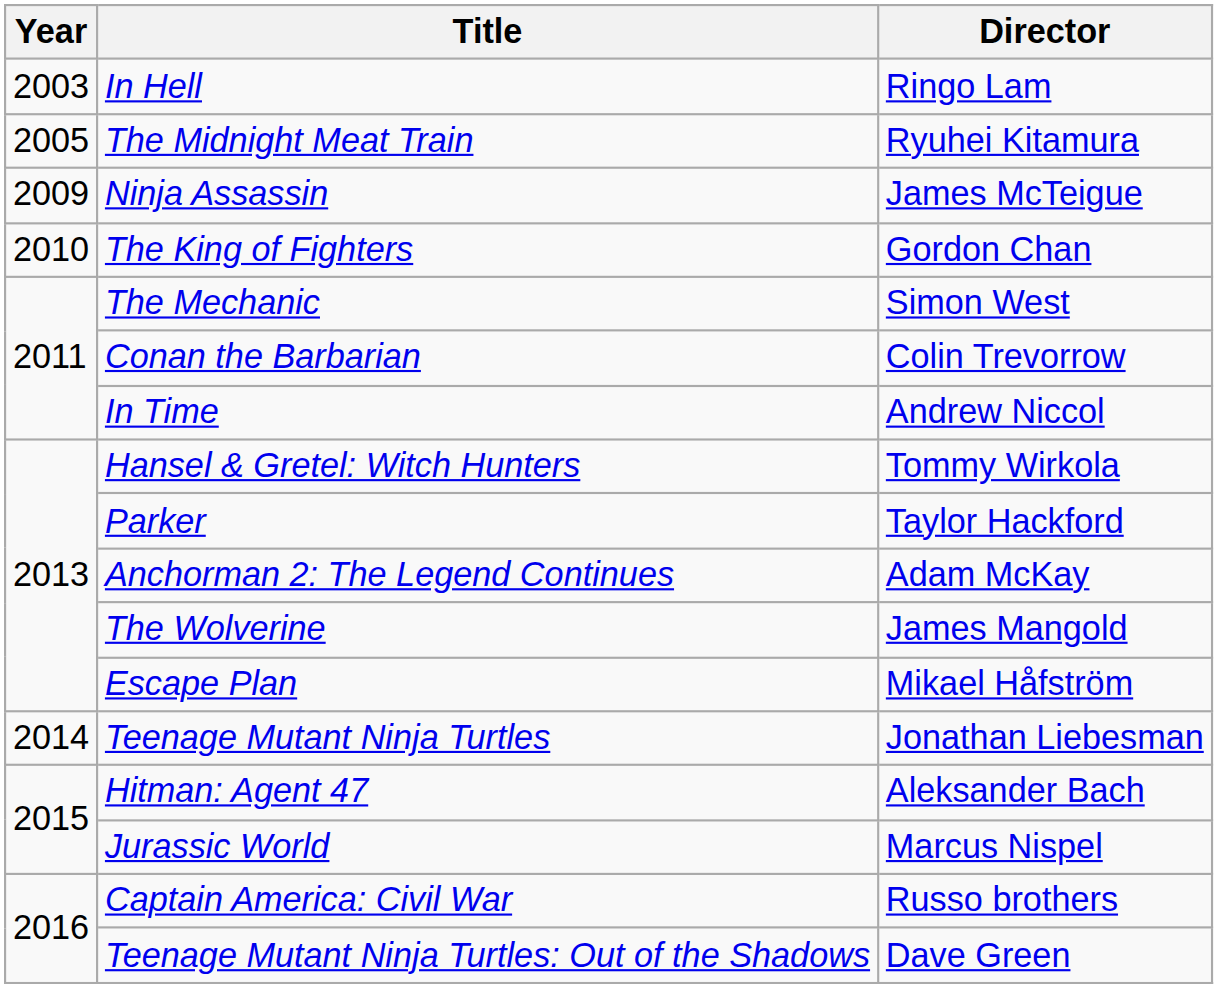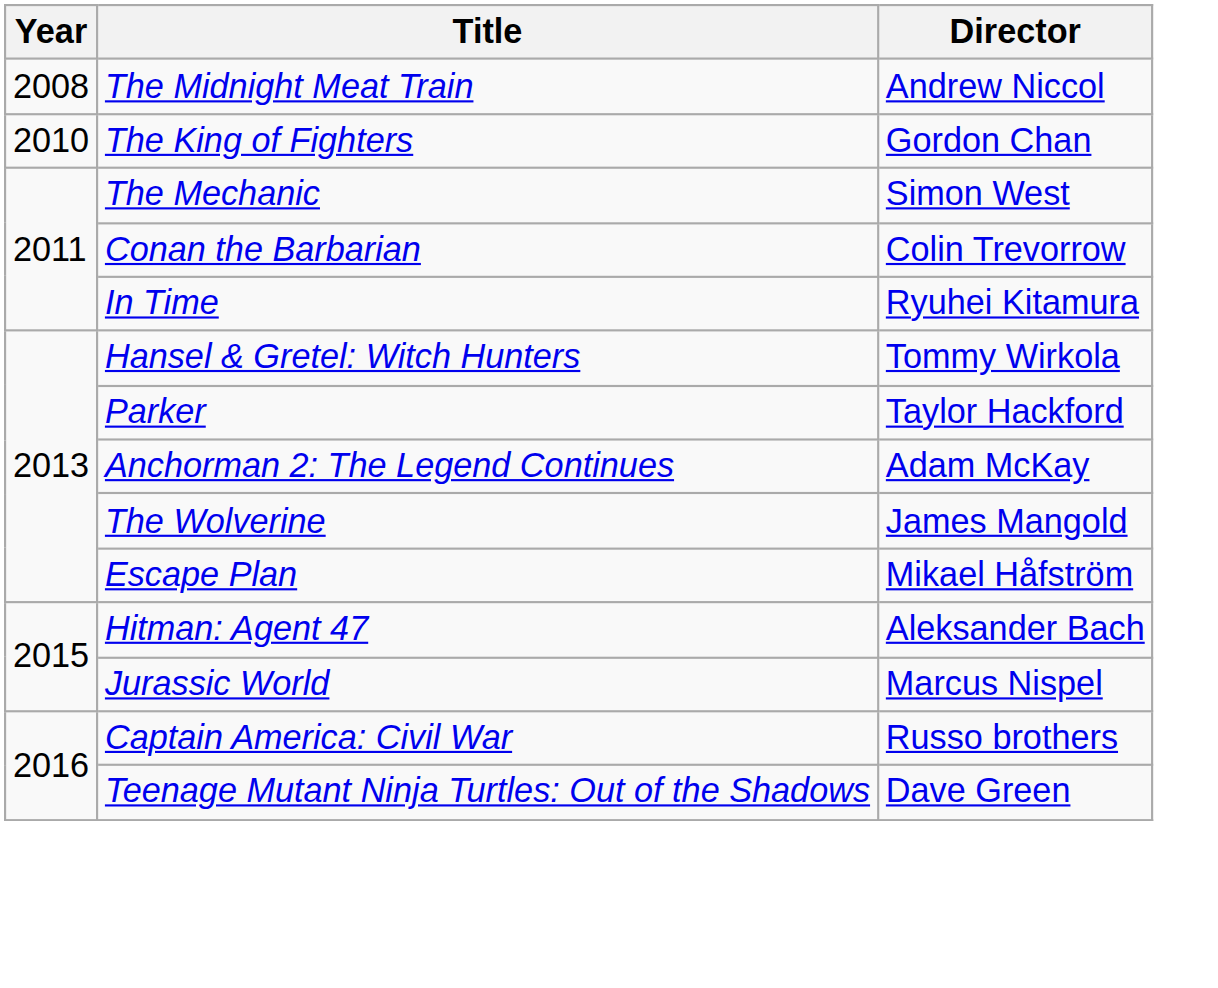- row: (153, 85)
(51, 140) 2005 -> (51, 85) 2008
(1012, 140) Ryuhei Kitamura -> (995, 85) Andrew Niccol
- row: (217, 194)
(995, 411) Andrew Niccol -> (1012, 303) Ryuhei Kitamura
- row: (328, 737)
